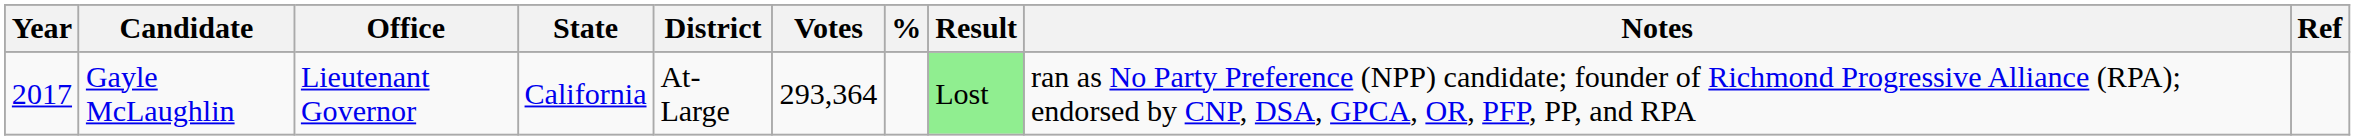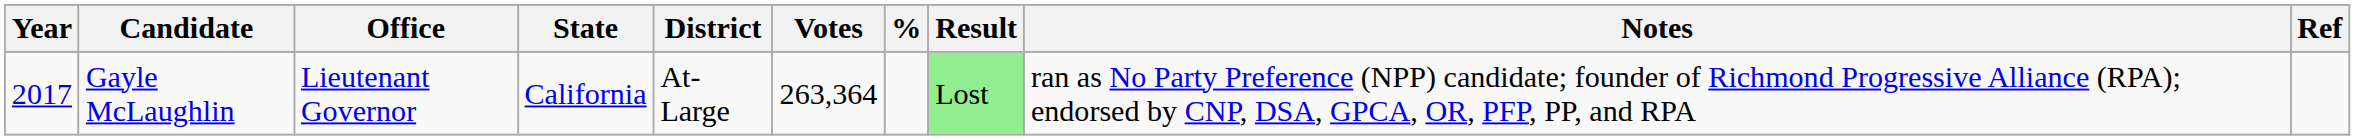(828, 92) 293,364 -> (828, 92) 263,364
